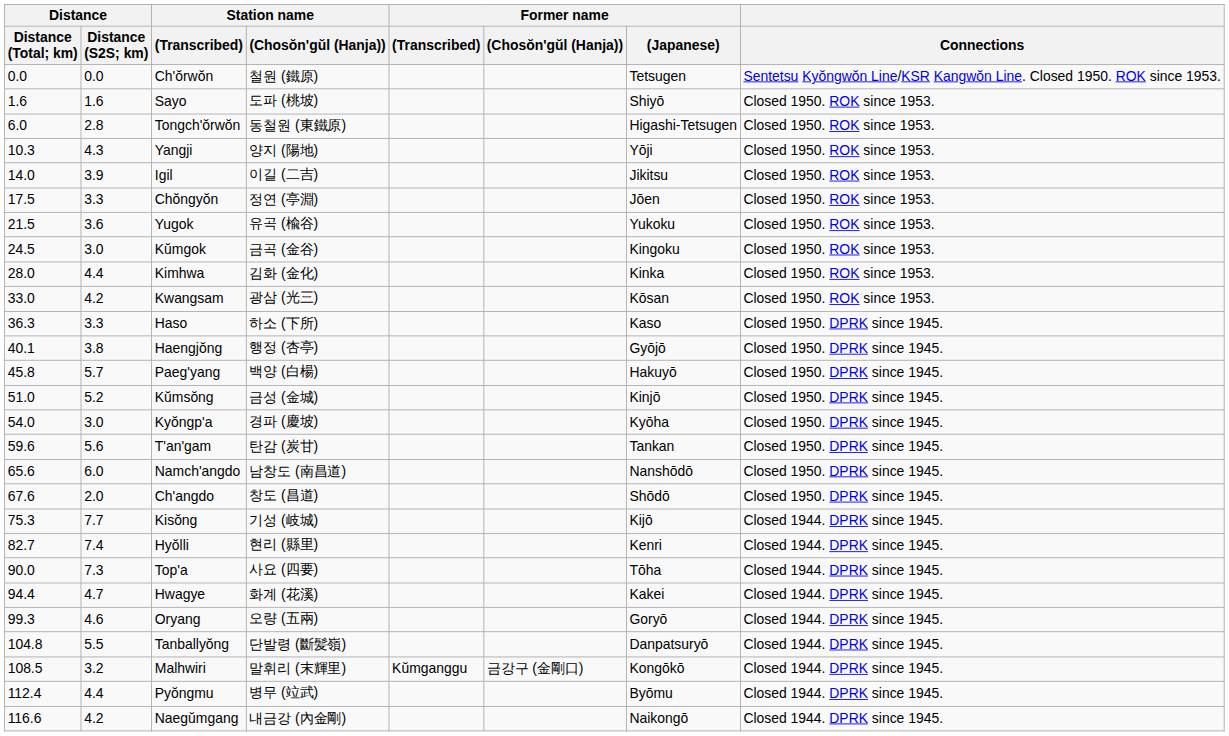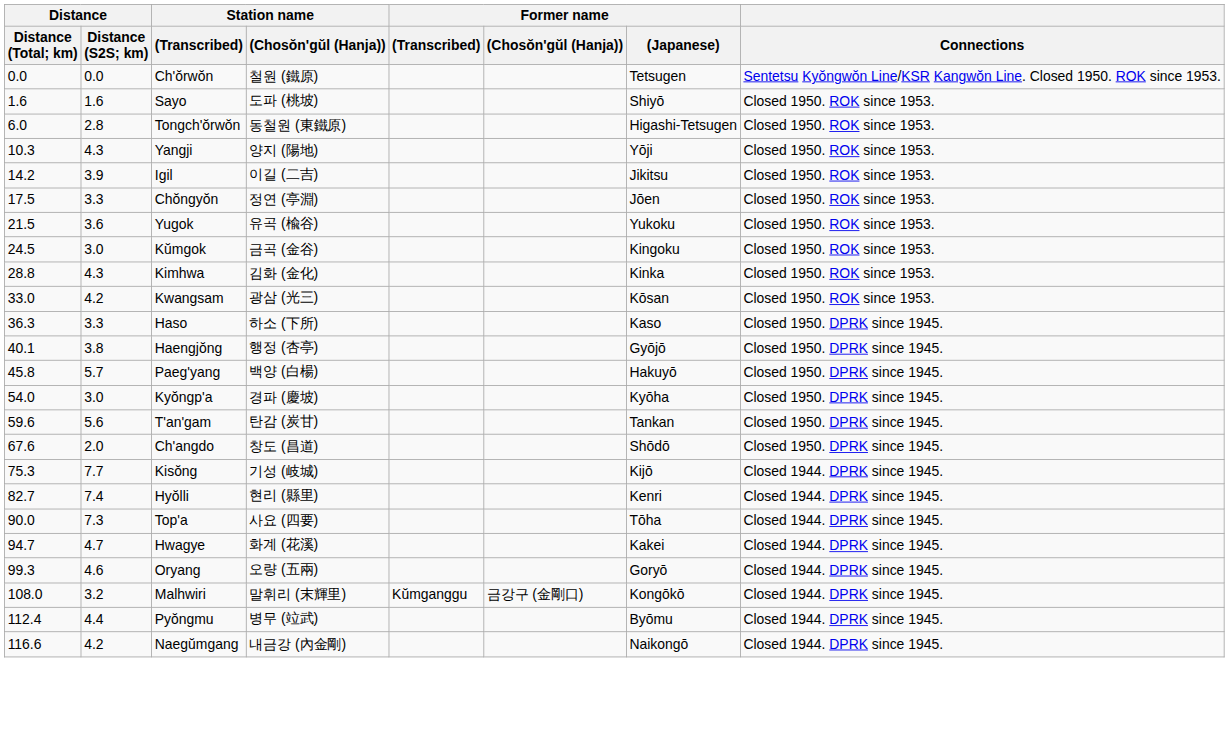(21, 175) 14.0 -> (21, 175) 14.2
(21, 274) 28.0 -> (21, 274) 28.8
(94, 274) 4.4 -> (94, 274) 4.3
- row: (184, 397)
- row: (198, 471)
(21, 595) 94.4 -> (21, 545) 94.7
- row: (192, 644)
(25, 669) 108.5 -> (25, 595) 108.0
